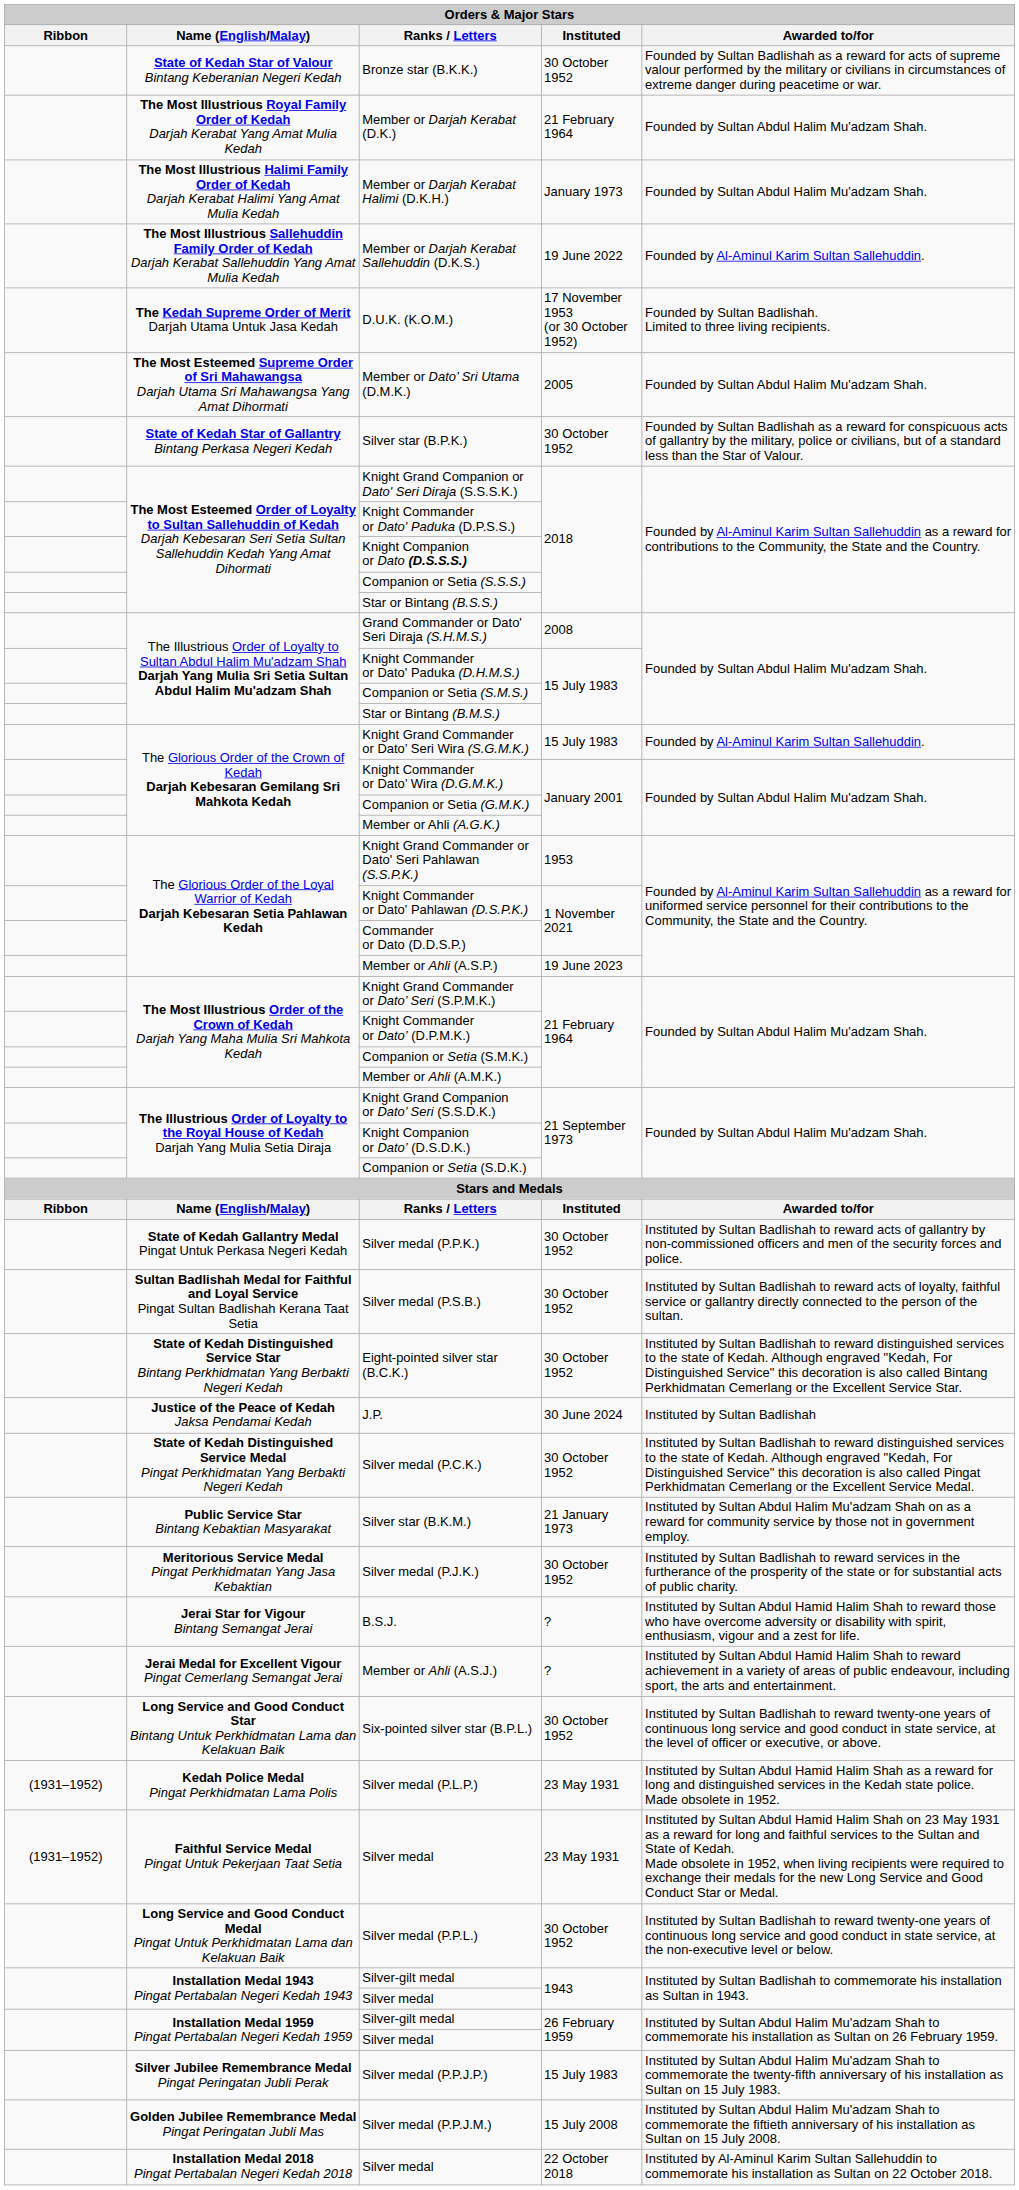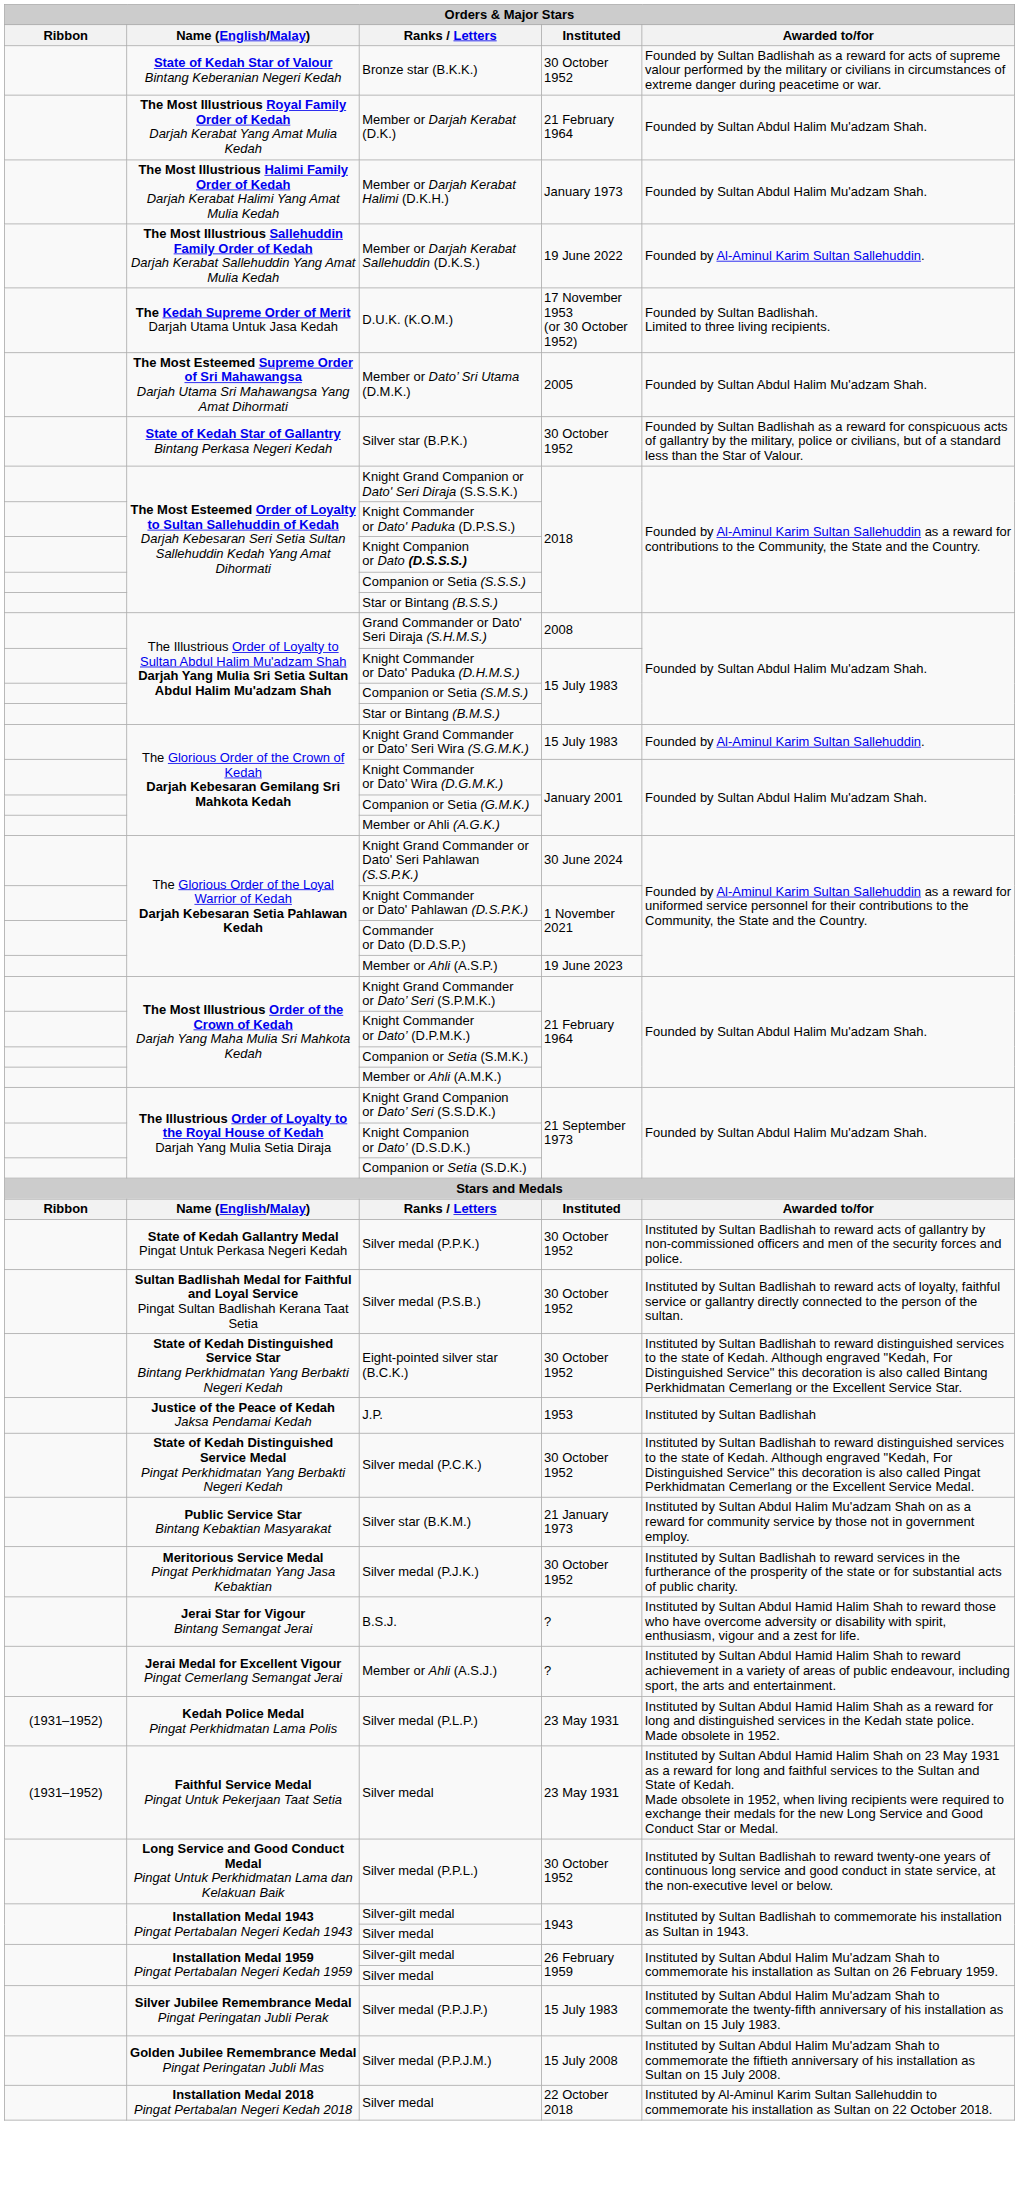(559, 860) 1953 -> (583, 860) 30 June 2024
(583, 1415) 30 June 2024 -> (559, 1415) 1953
- row: (243, 1728)
